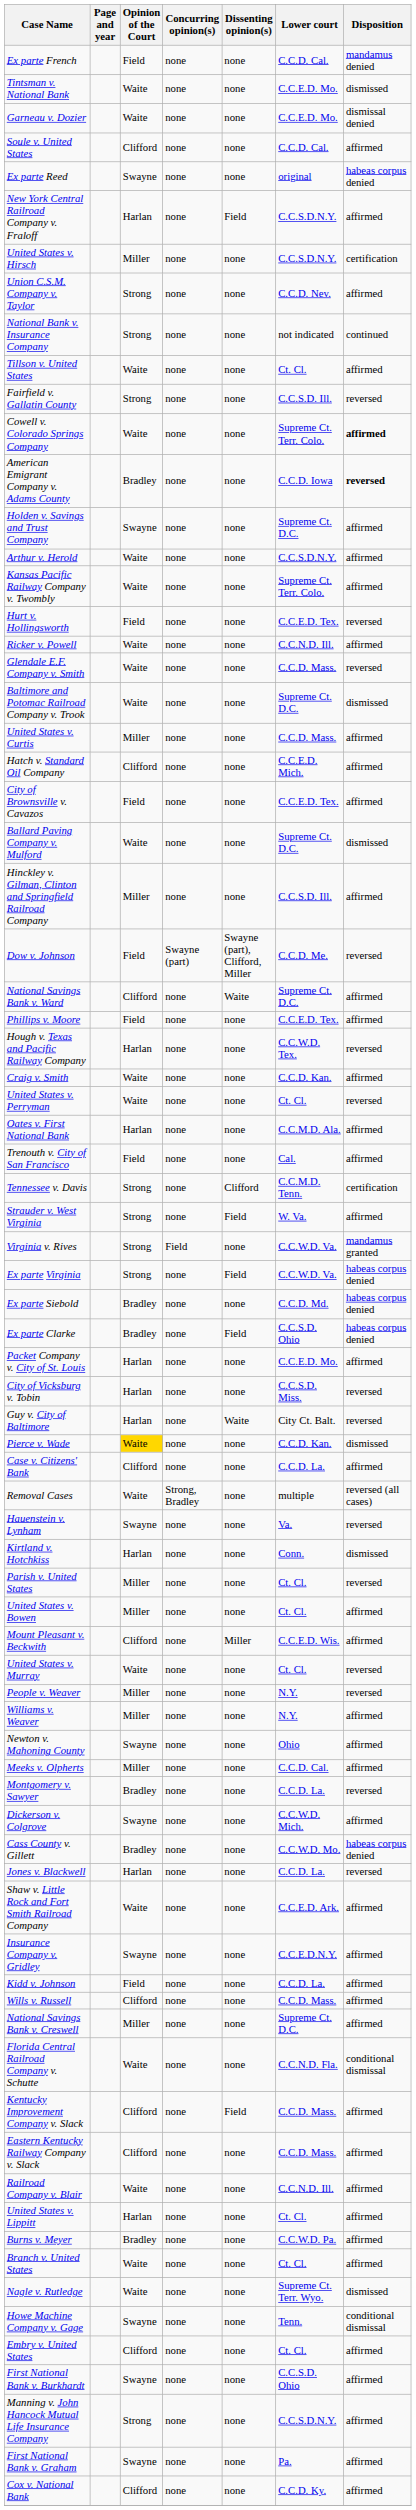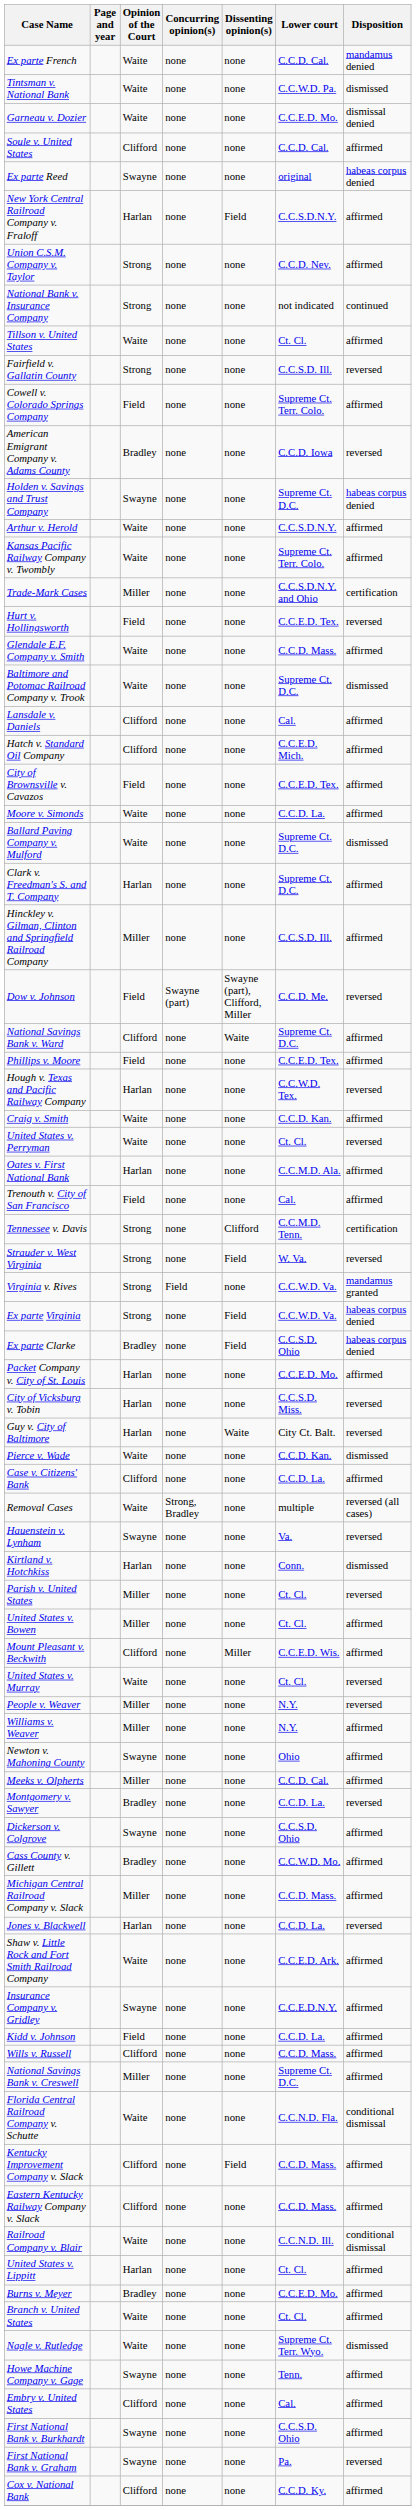(134, 60) Field -> (135, 60) Waite
(308, 89) C.C.E.D. Mo. -> (307, 89) C.C.W.D. Pa.
- row: (40, 258)
(135, 434) Waite -> (134, 405) Field
(366, 434) bold -> (364, 405) normal
(365, 481) bold -> (364, 452) normal
(364, 528) affirmed -> (376, 499) habeas corpus denied
+ row: (47, 592)
- row: (42, 644)
(364, 667) reversed -> (364, 650) affirmed
+ row: (31, 720)
- row: (40, 737)
+ row: (45, 814)
+ row: (47, 884)
(364, 1217) affirmed -> (364, 1258) reversed
- row: (43, 1304)
(135, 1443) gold background -> (135, 1455) no background
(299, 1820) C.C.W.D. Mich. -> (298, 1832) C.C.S.D. Ohio
(376, 1849) habeas corpus denied -> (364, 1861) affirmed
+ row: (45, 1896)
(364, 2188) affirmed -> (370, 2241) conditional dismissal
(307, 2240) C.C.W.D. Pa. -> (308, 2293) C.C.E.D. Mo.
(370, 2321) conditional dismissal -> (364, 2374) affirmed
(292, 2350) Ct. Cl. -> (287, 2403) Cal.
- row: (43, 2420)
(364, 2461) affirmed -> (364, 2461) reversed
